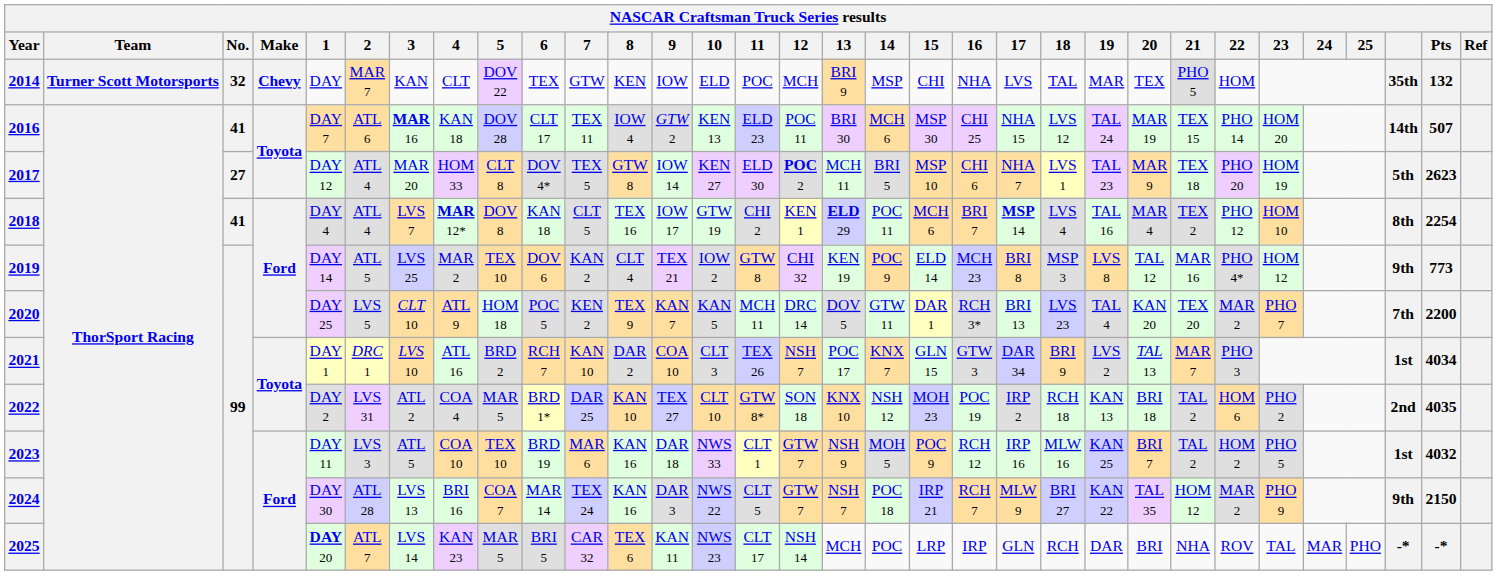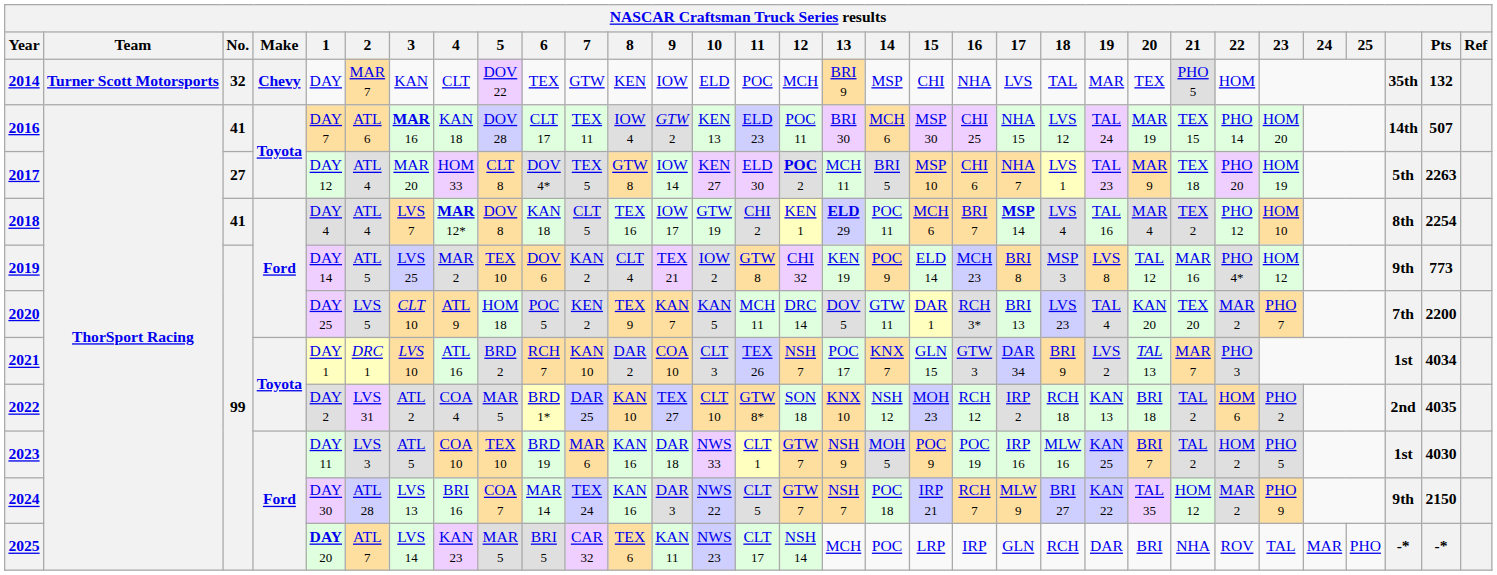(1441, 174) 2623 -> (1441, 174) 2263
(974, 406) POC 19 -> (974, 406) RCH 12
(974, 453) RCH 12 -> (974, 453) POC 19
(1441, 453) 4032 -> (1441, 453) 4030
